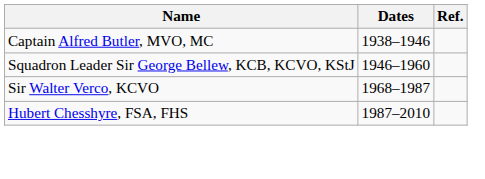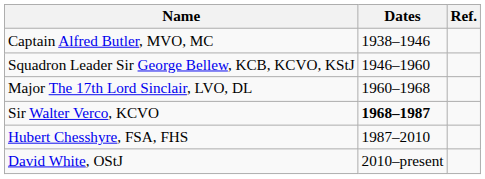+ row: (130, 88)
(396, 88) normal -> (396, 112) bold
+ row: (65, 161)
